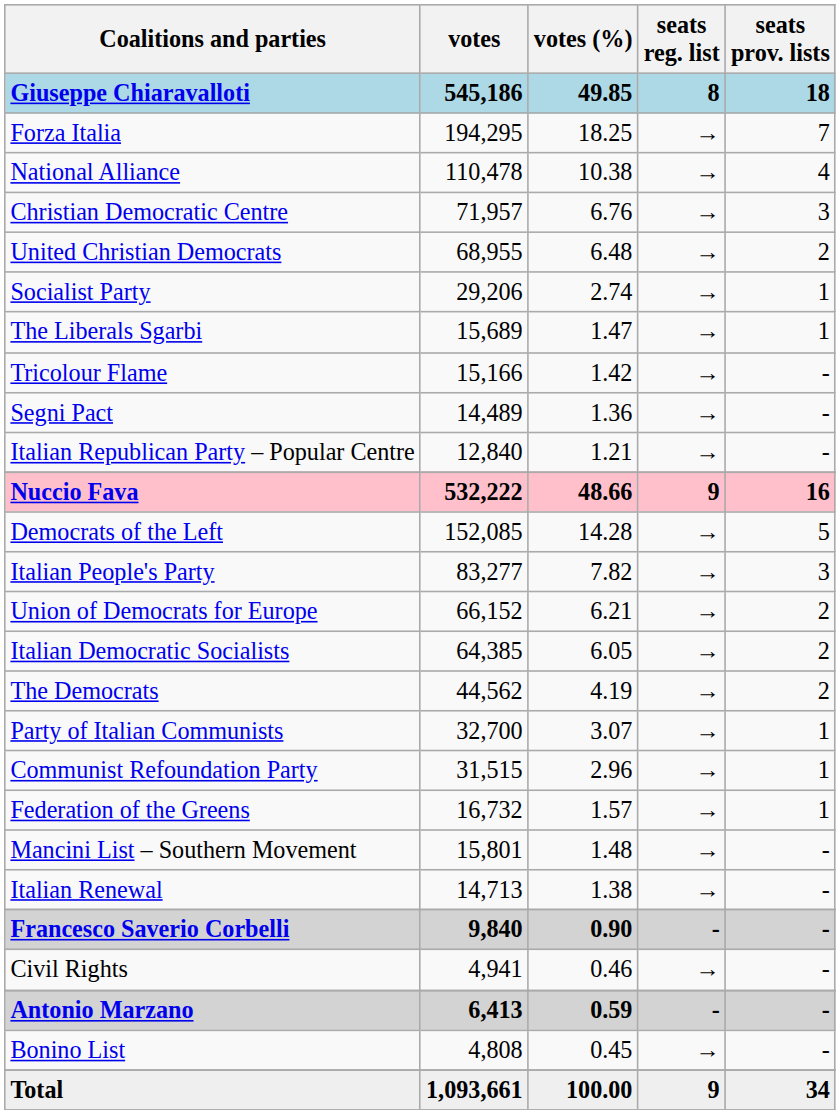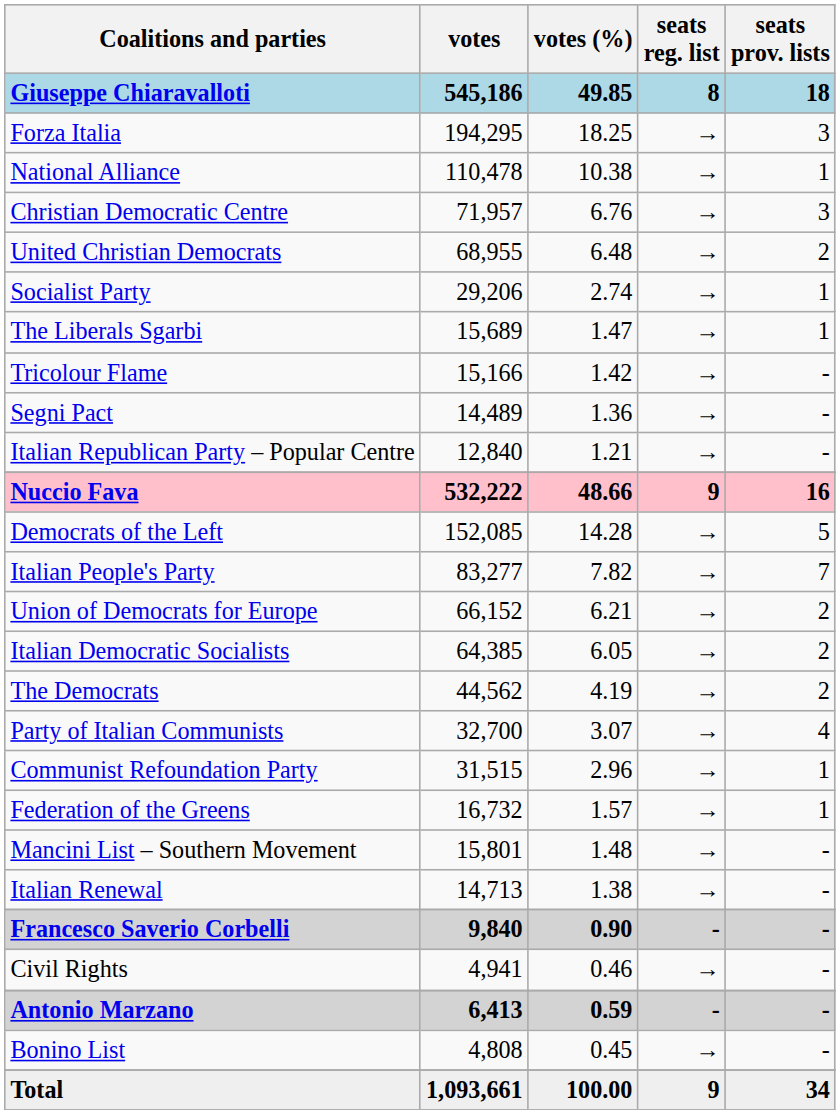(824, 132) 7 -> (824, 132) 3
(824, 172) 4 -> (824, 172) 1
(824, 571) 3 -> (824, 571) 7
(824, 730) 1 -> (824, 730) 4
